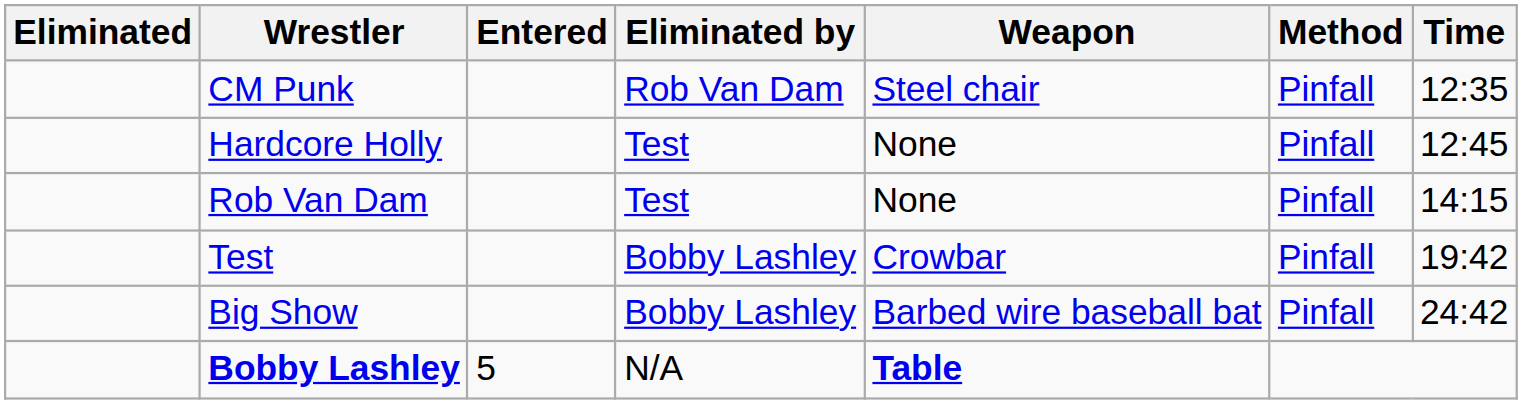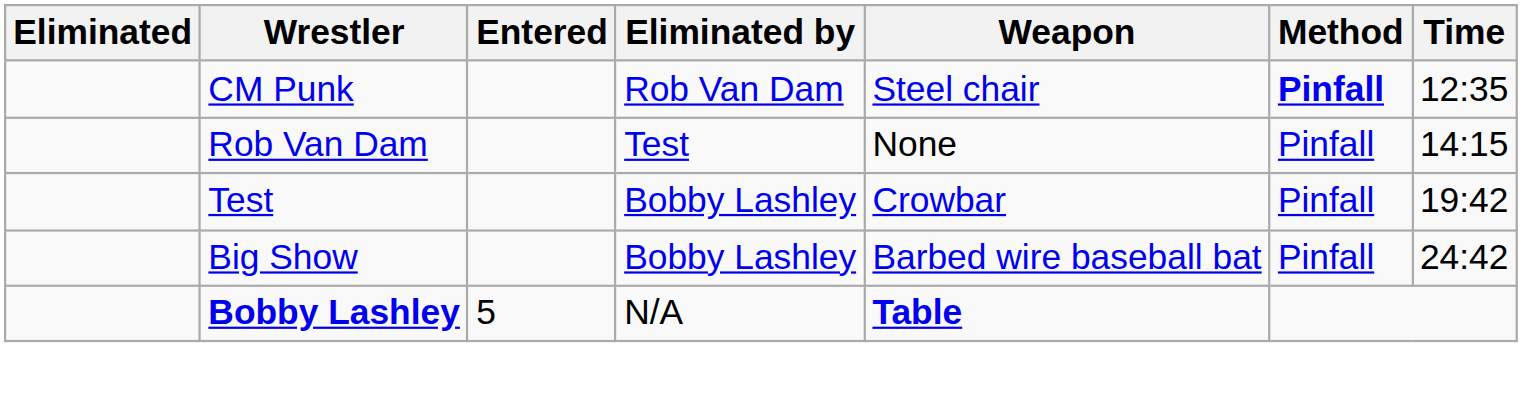(1326, 88) normal -> (1331, 88) bold
- row: (325, 144)
